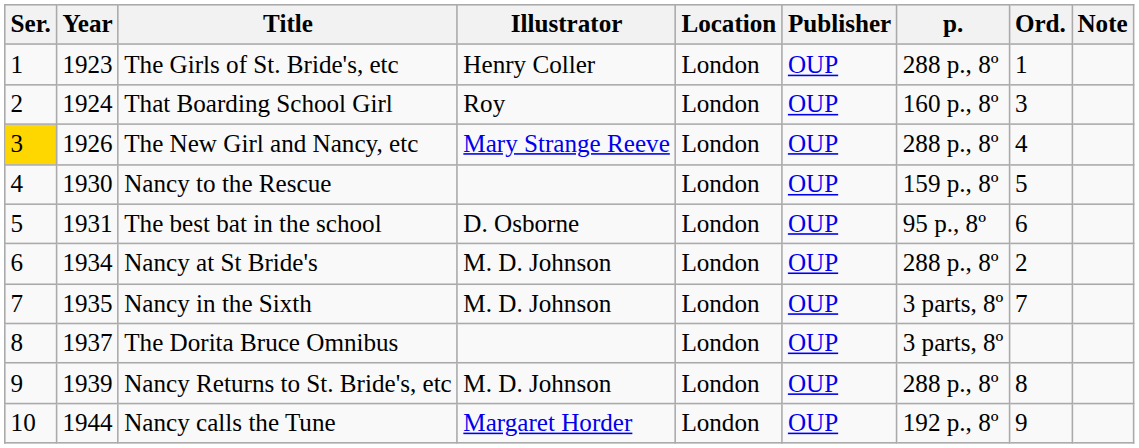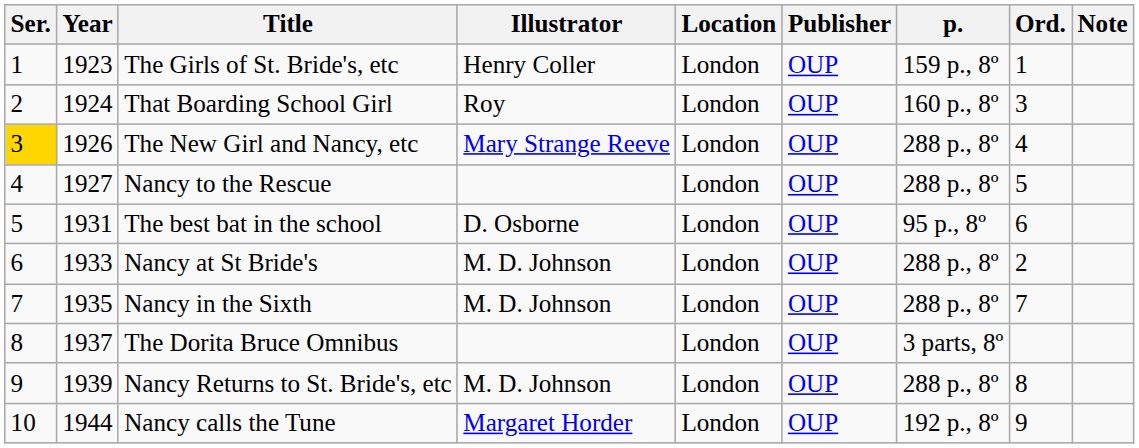(951, 64) 288 p., 8º -> (951, 64) 159 p., 8º
(88, 183) 1930 -> (88, 183) 1927
(951, 183) 159 p., 8º -> (951, 183) 288 p., 8º
(88, 263) 1934 -> (88, 263) 1933
(953, 303) 3 parts, 8º -> (951, 303) 288 p., 8º
